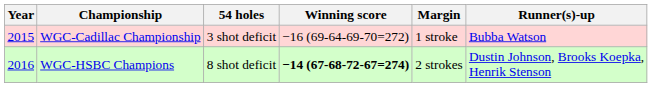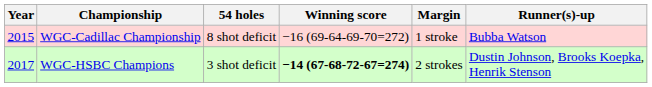(241, 36) 3 shot deficit -> (241, 36) 8 shot deficit
(21, 64) 2016 -> (21, 64) 2017
(241, 64) 8 shot deficit -> (241, 64) 3 shot deficit
